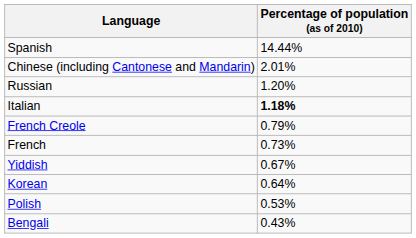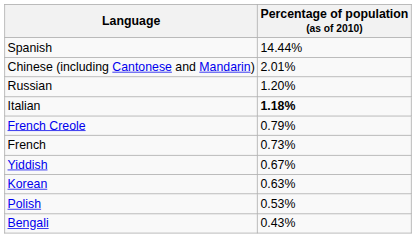(278, 184) 0.64% -> (278, 184) 0.63%
